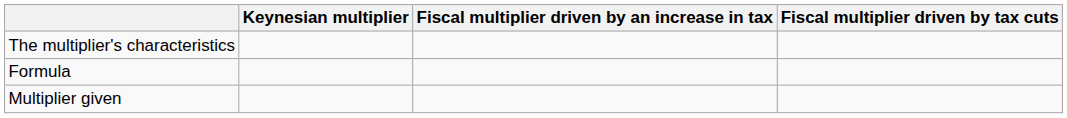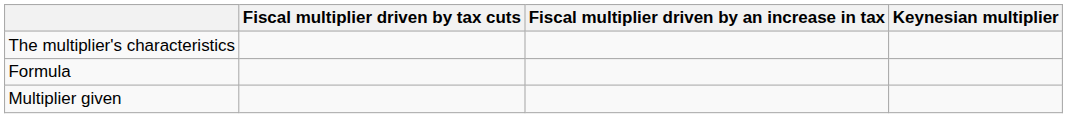columns swapped: (326, 17) <-> (920, 17)
